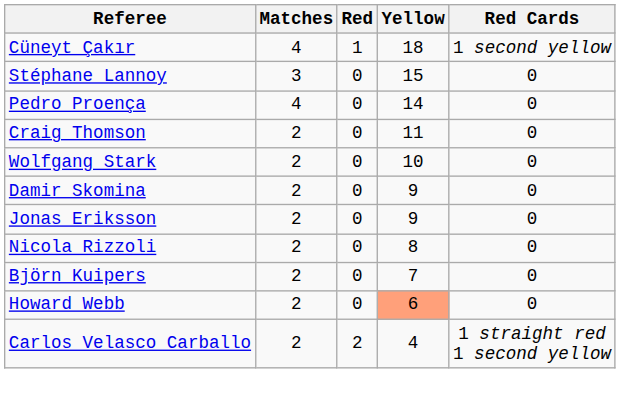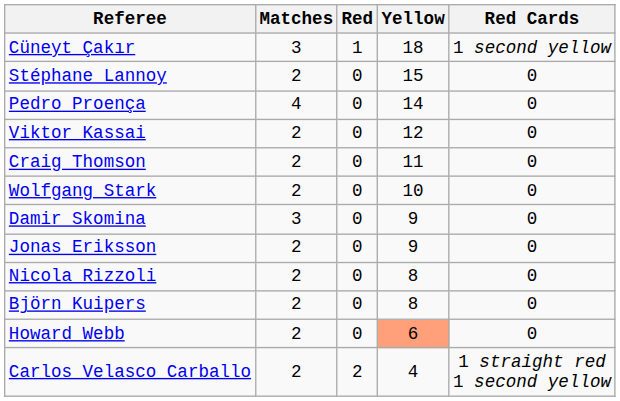(296, 48) 4 -> (296, 48) 3
(296, 76) 3 -> (296, 76) 2
+ row: (77, 133)
(296, 191) 2 -> (296, 219) 3
(413, 276) 7 -> (413, 305) 8
